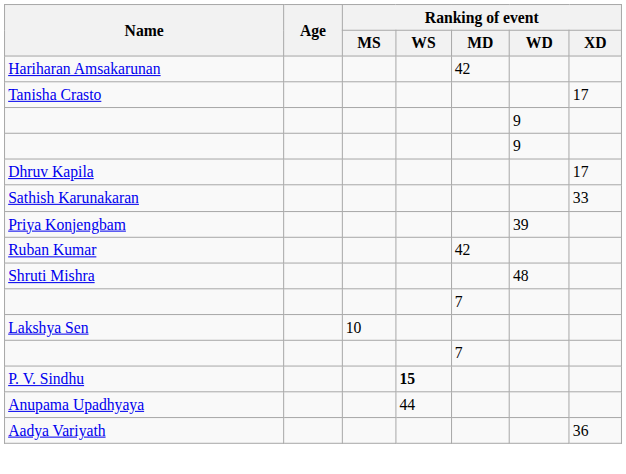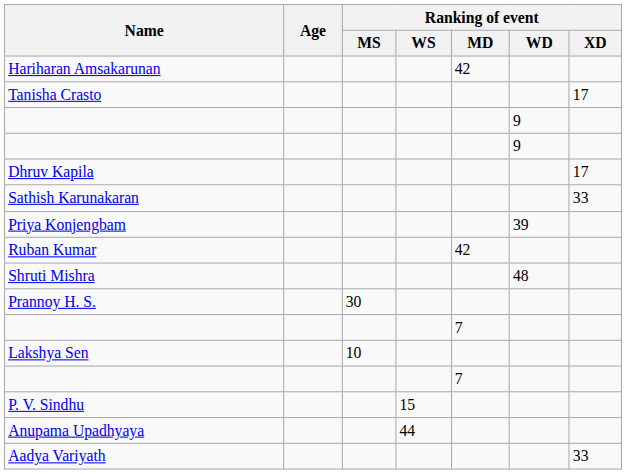+ row: (52, 301)
(407, 378) bold -> (407, 404) normal
(581, 430) 36 -> (581, 456) 33
